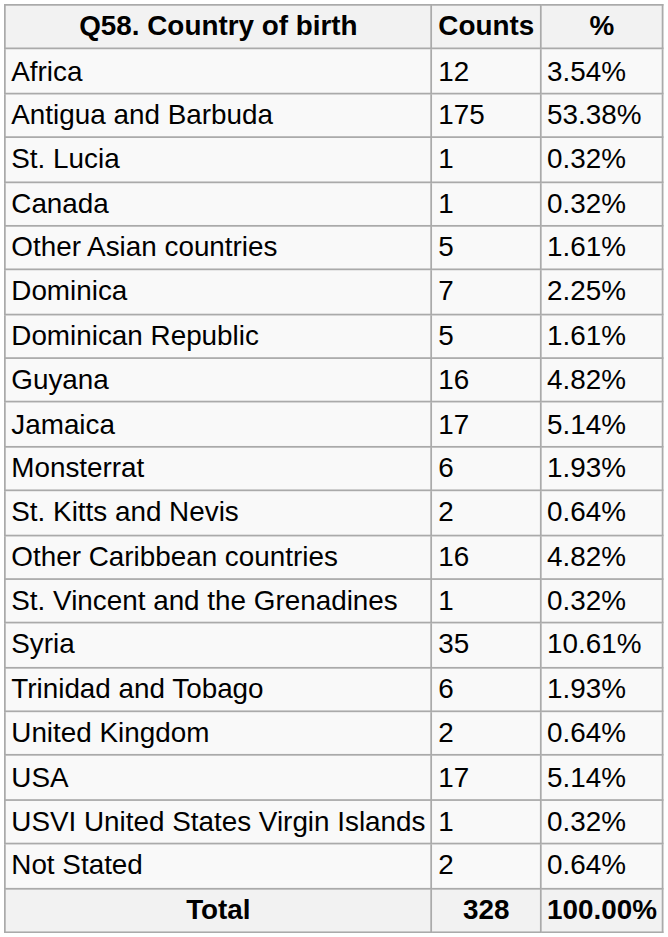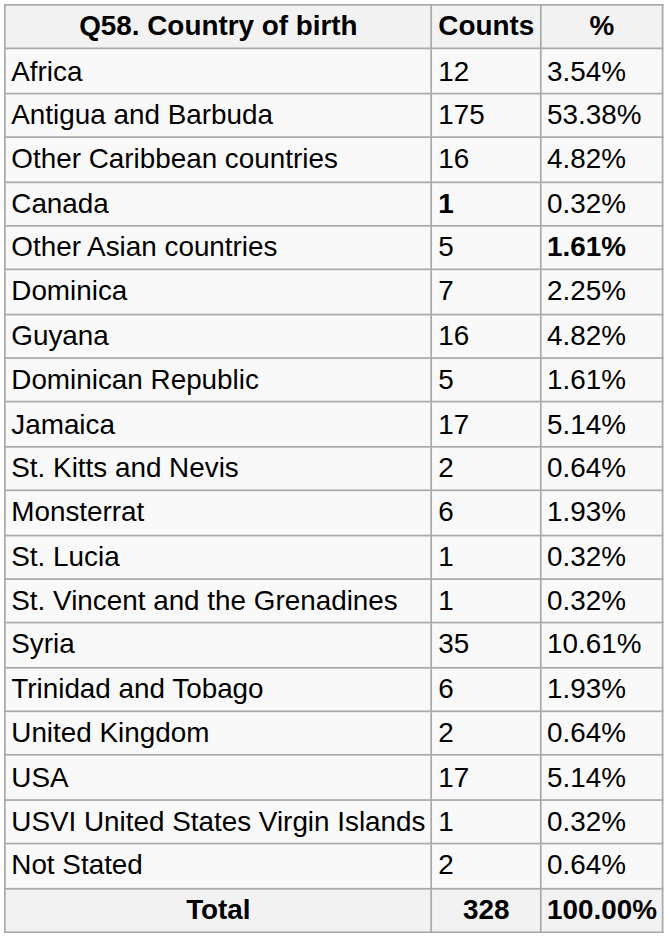rows swapped: (175, 556) <-> (65, 159)
(446, 203) normal -> (446, 203) bold
(587, 247) normal -> (587, 247) bold
rows swapped: (135, 335) <-> (60, 379)
rows swapped: (78, 468) <-> (125, 512)
